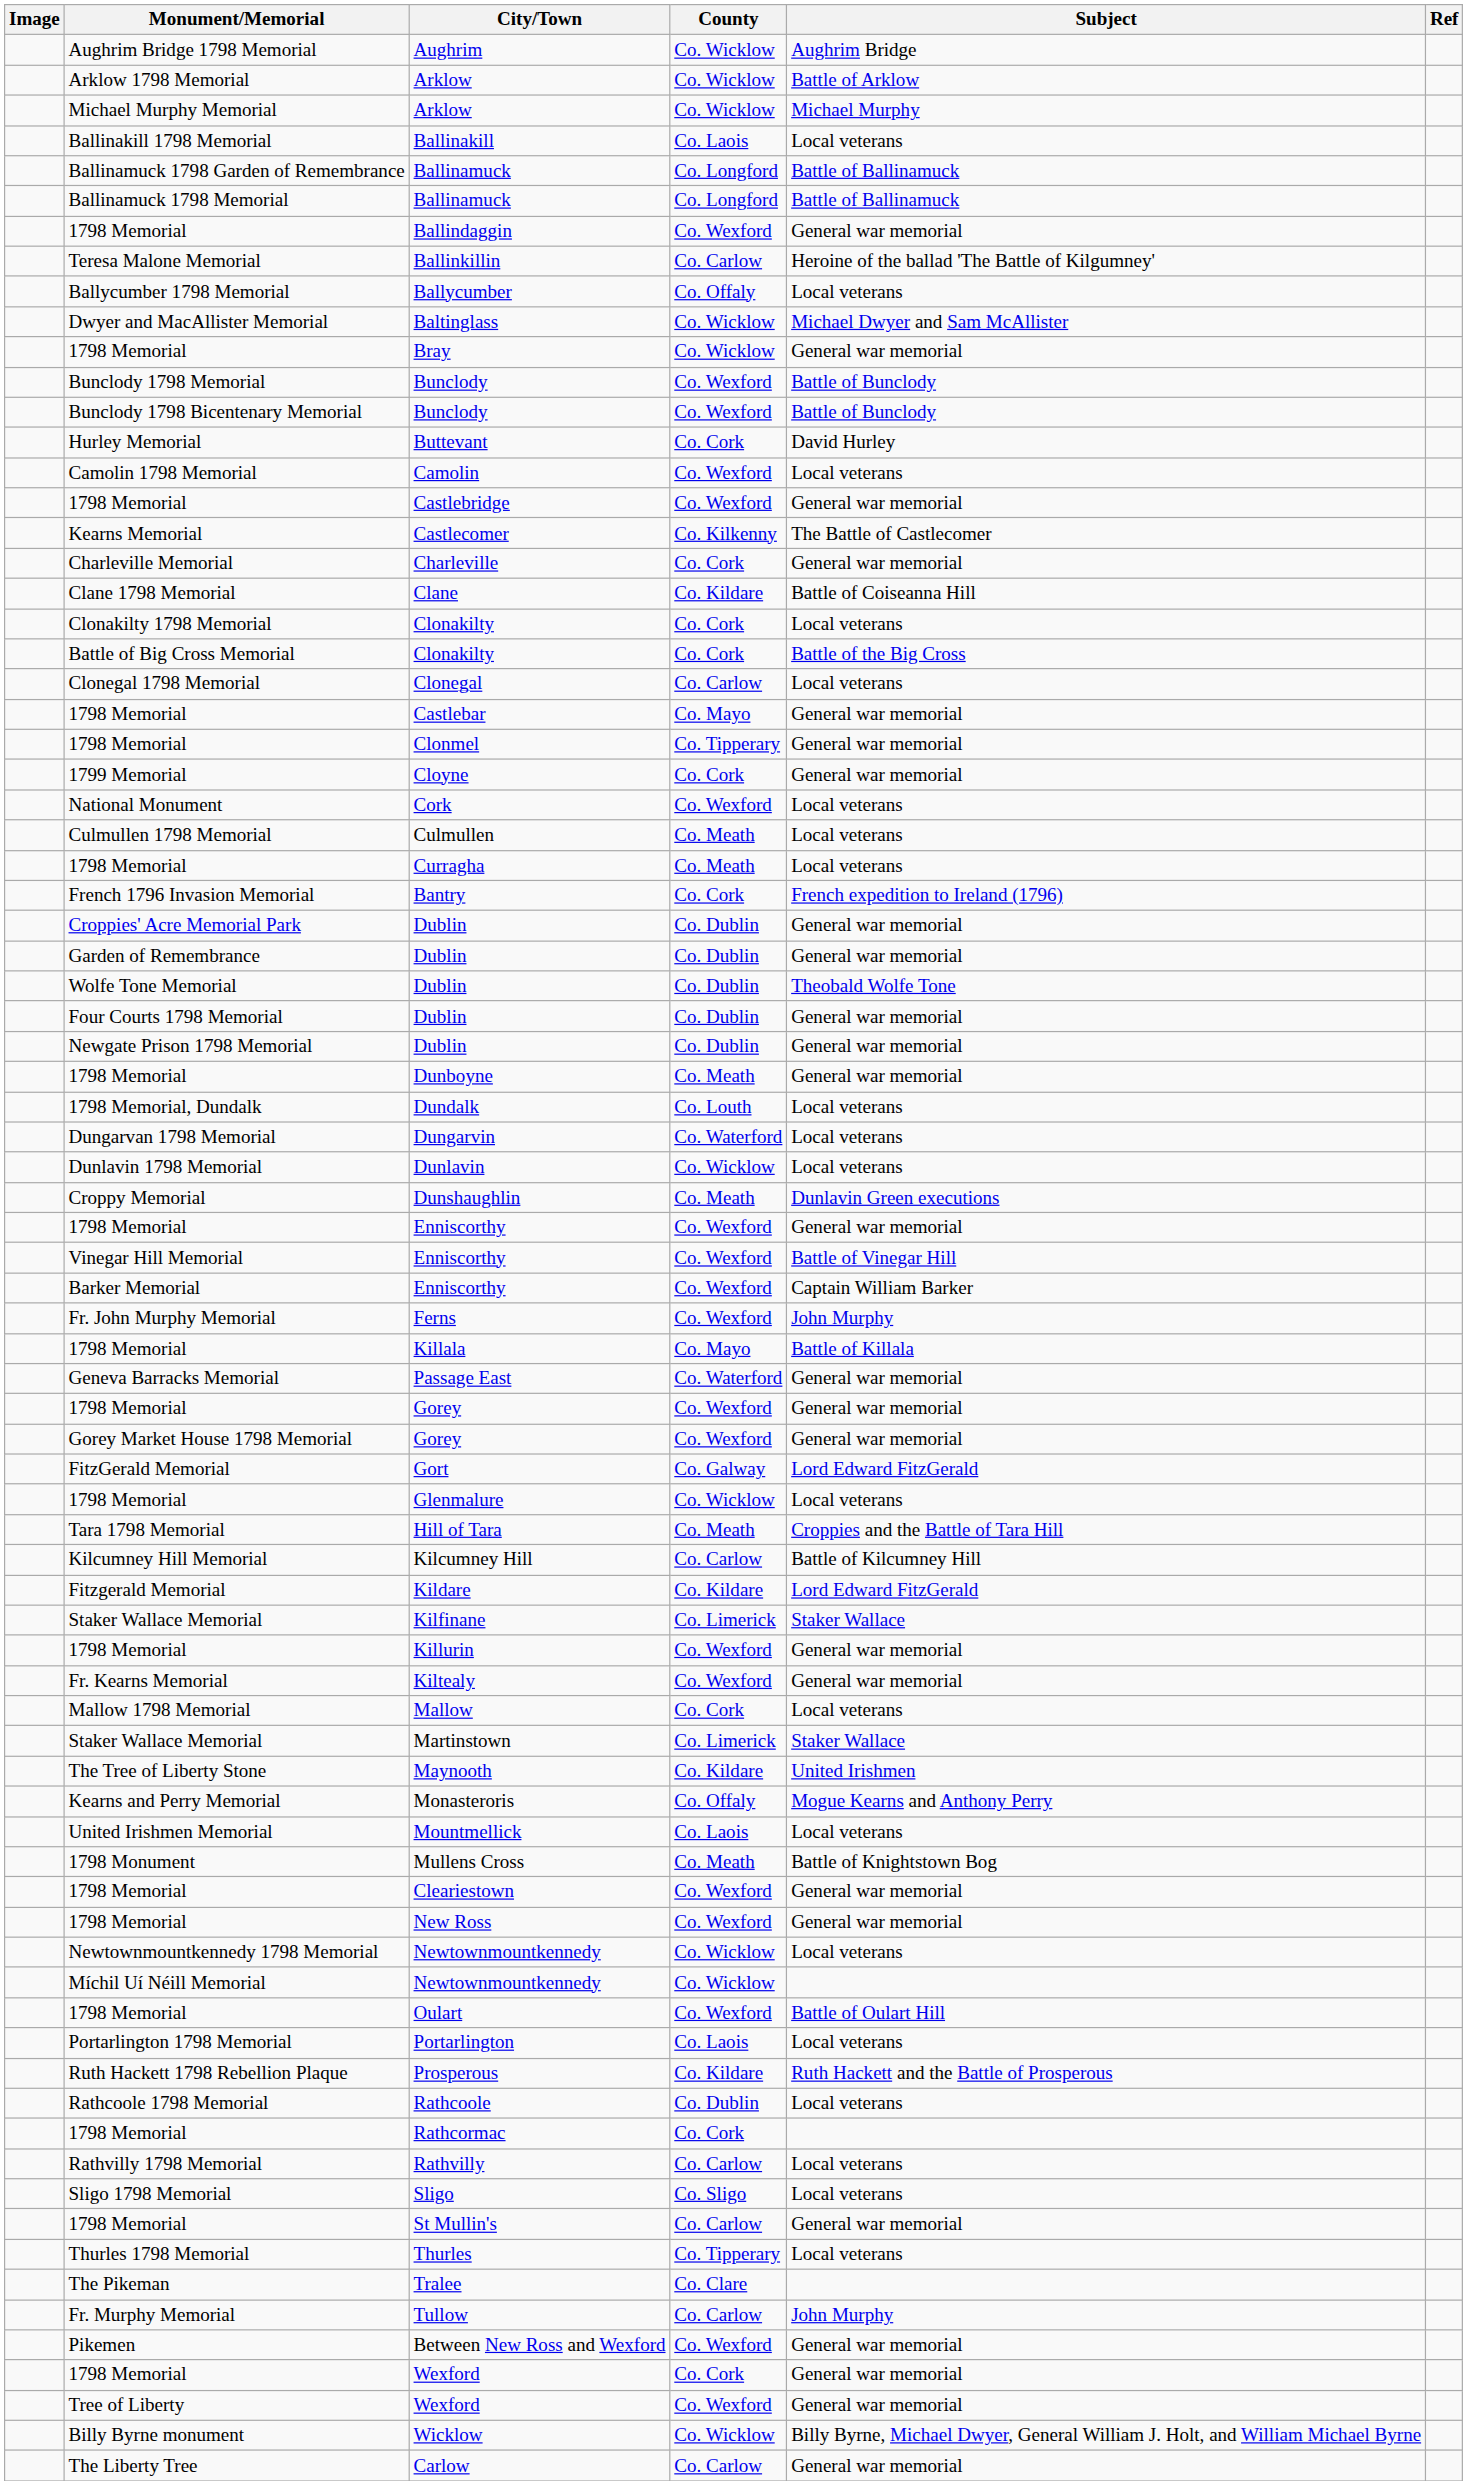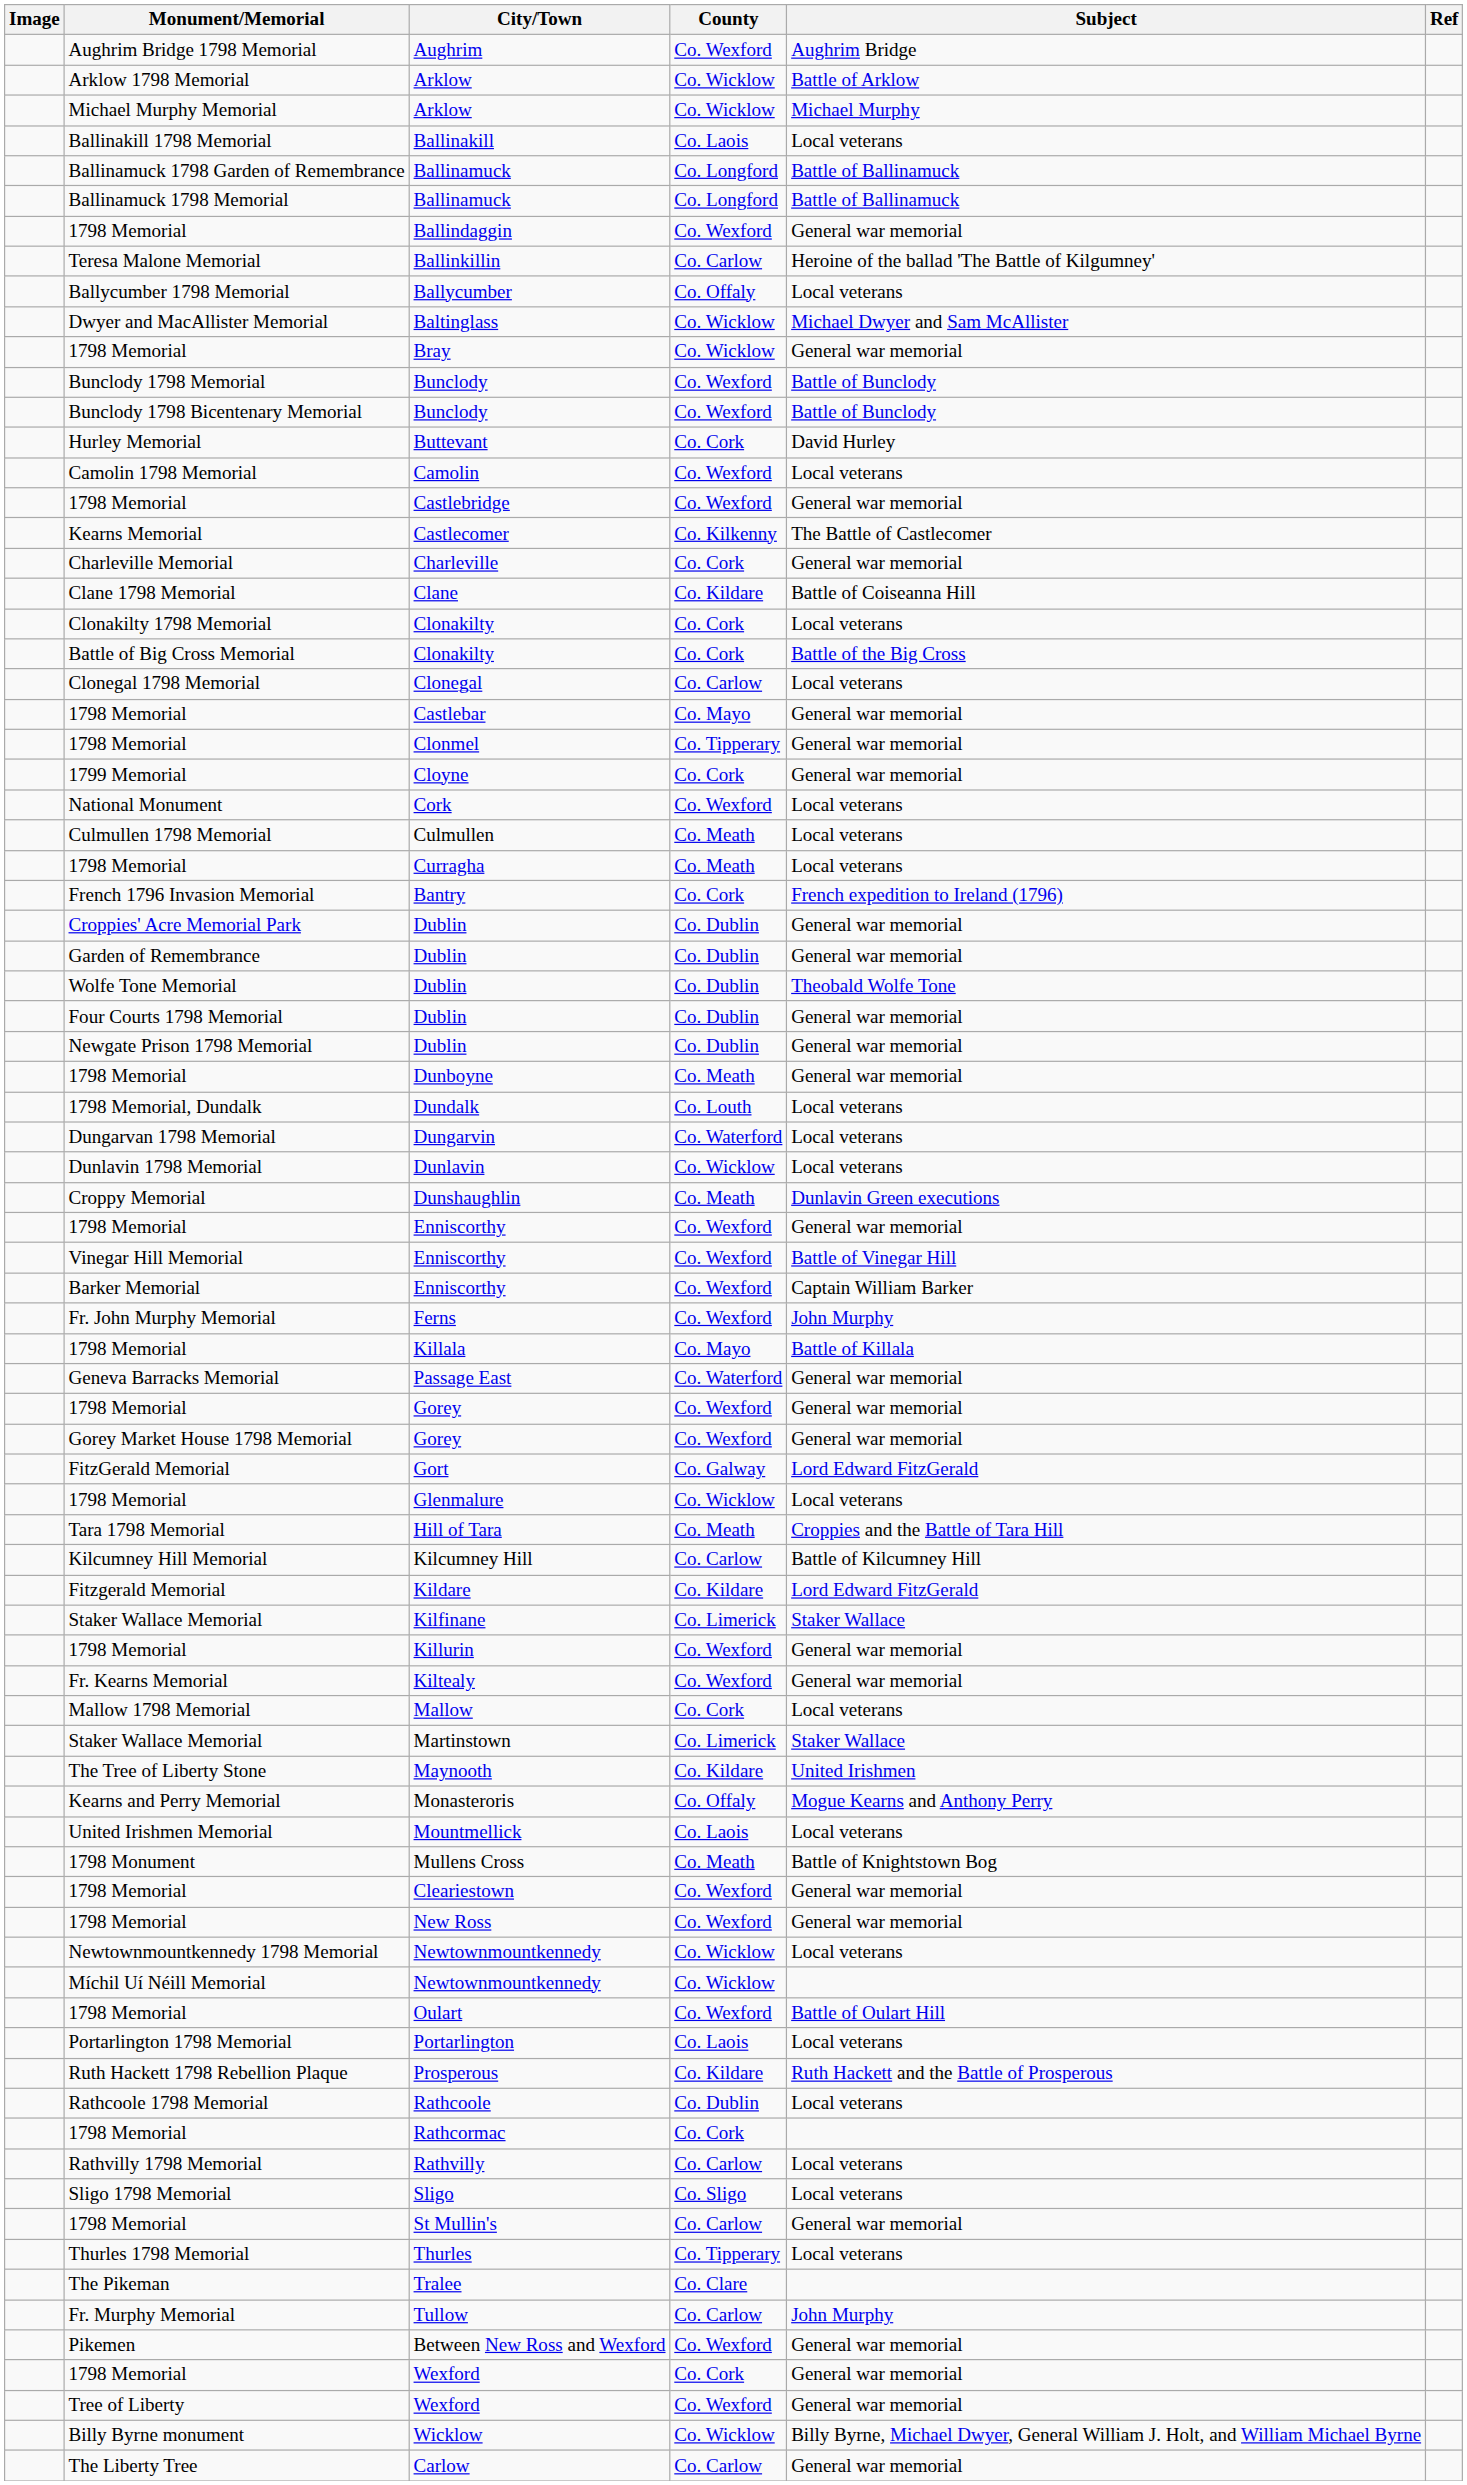(724, 49) Co. Wicklow -> (723, 49) Co. Wexford
